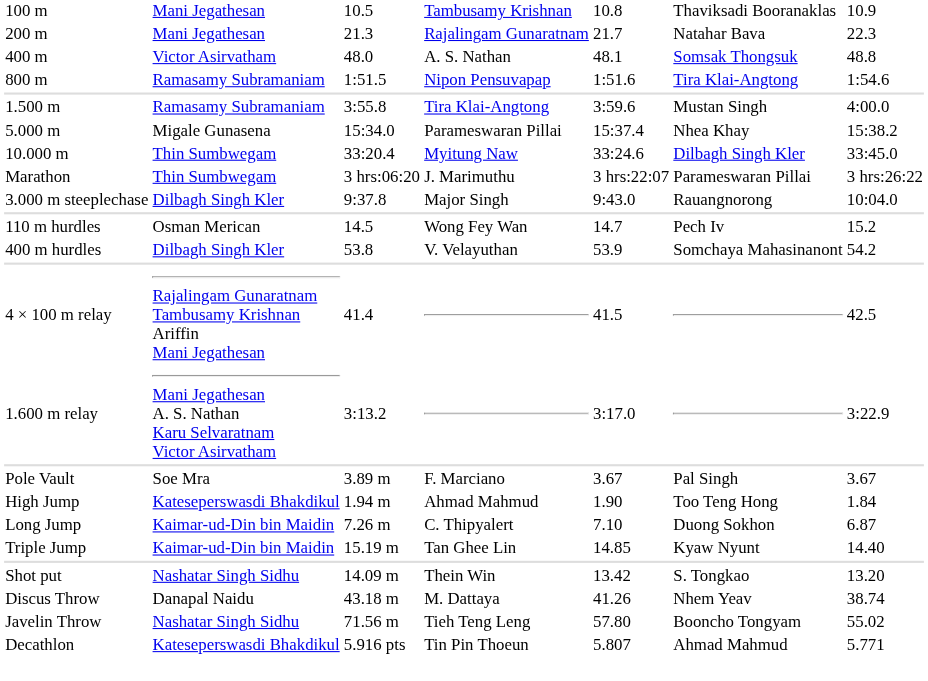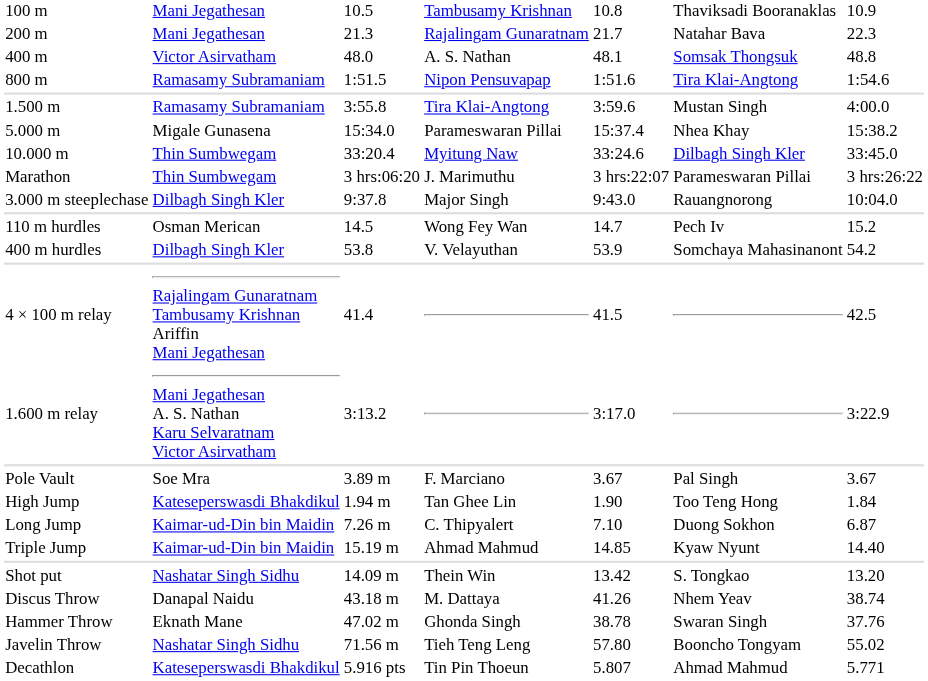(481, 501) Ahmad Mahmud -> (470, 501) Tan Ghee Lin
(470, 548) Tan Ghee Lin -> (481, 548) Ahmad Mahmud
+ row: (59, 621)
